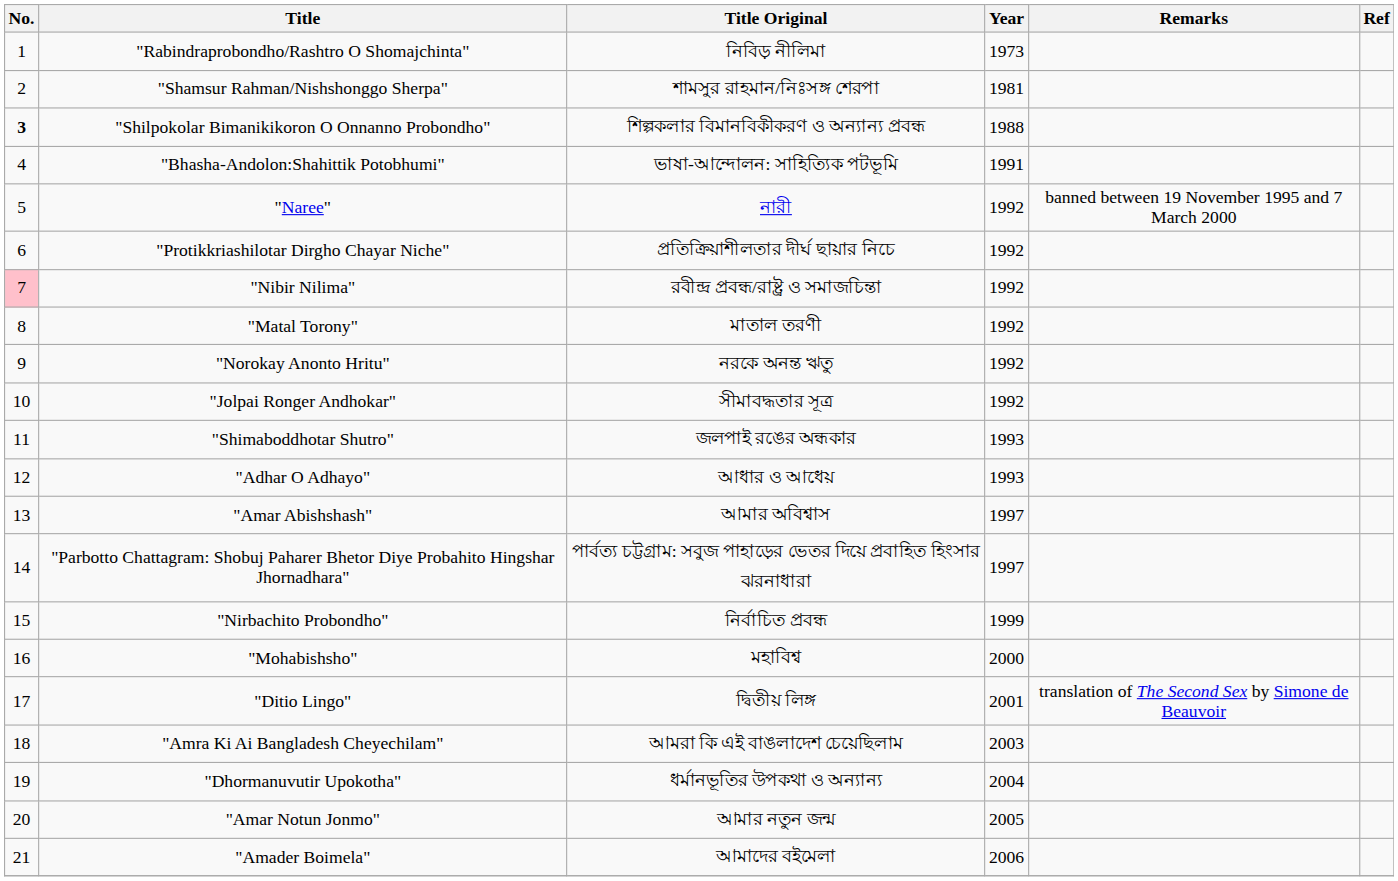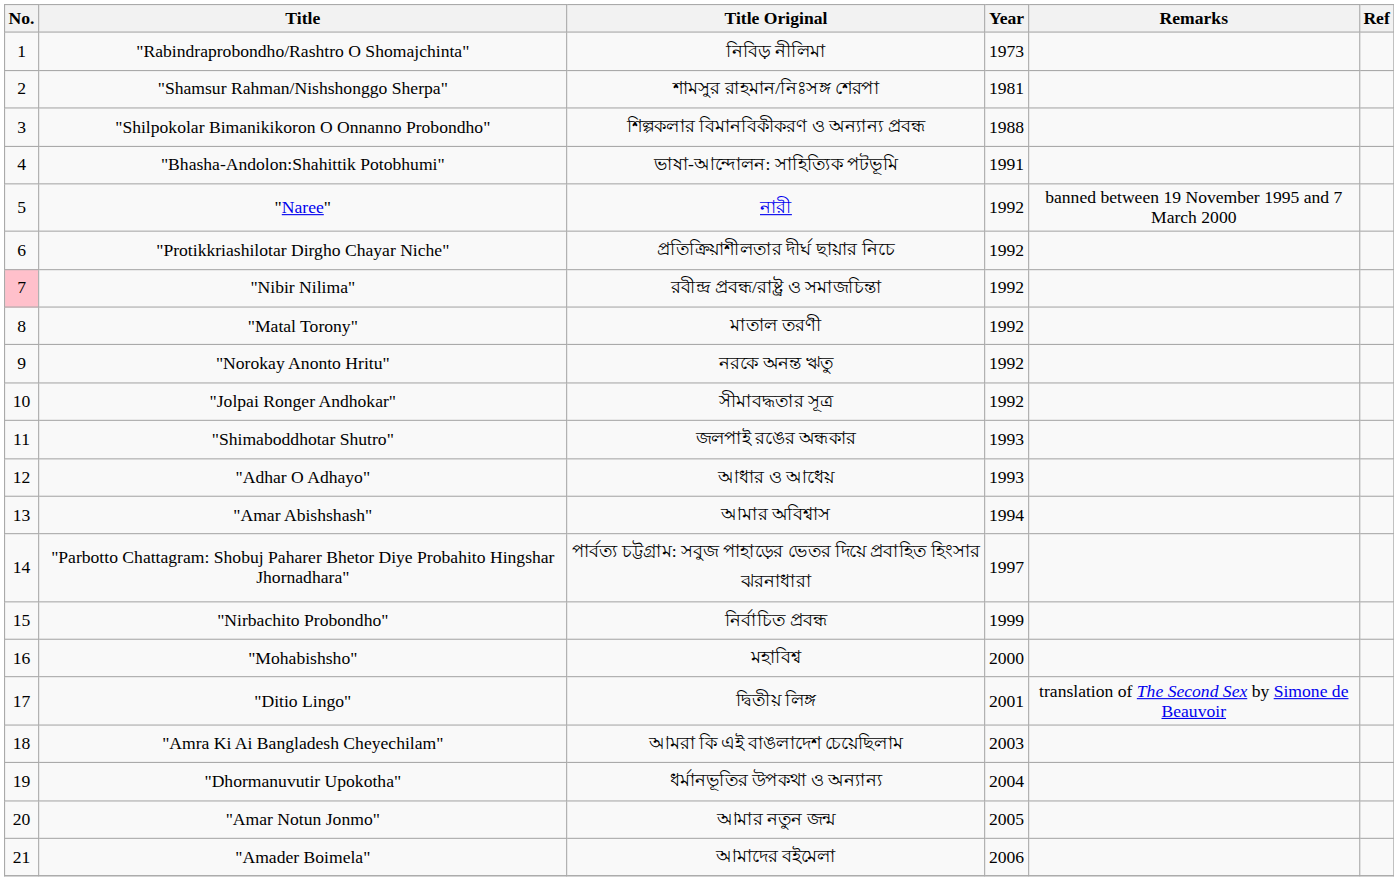(22, 126) bold -> (22, 126) normal
(1007, 514) 1997 -> (1007, 514) 1994
